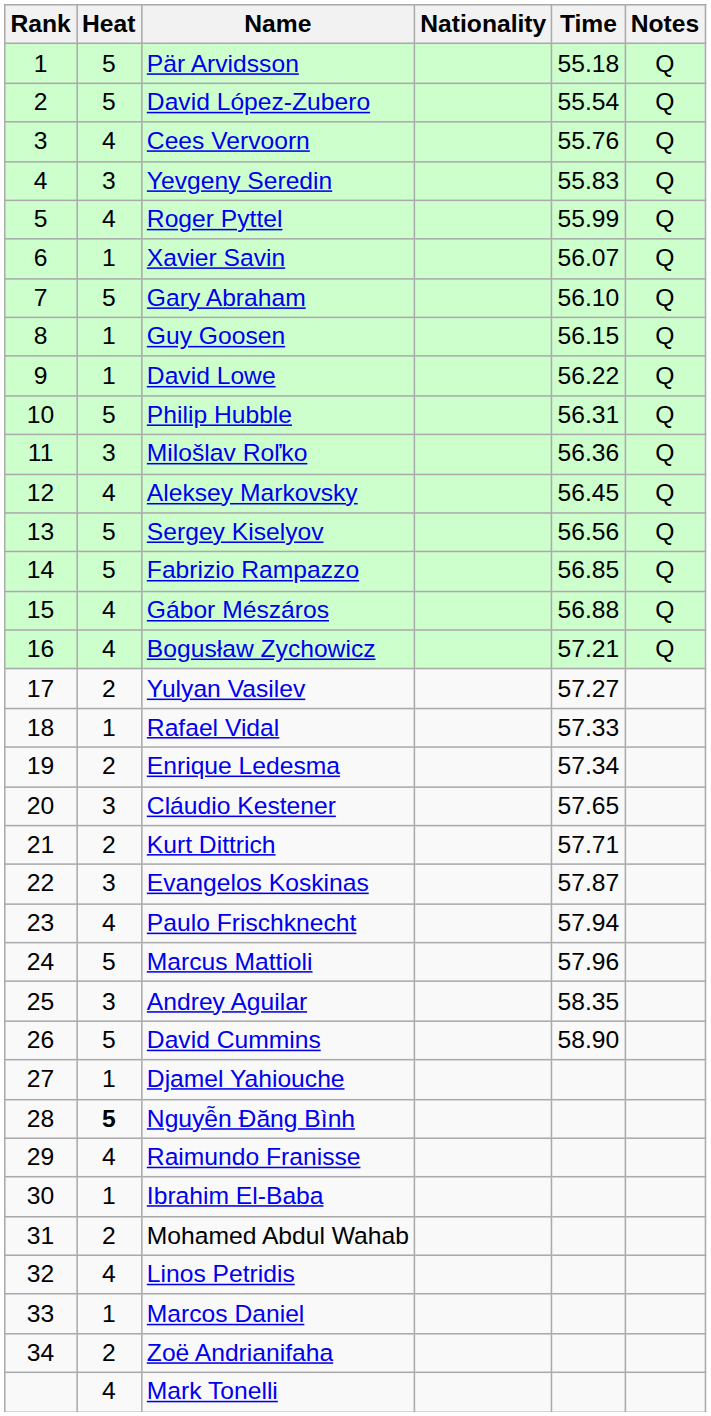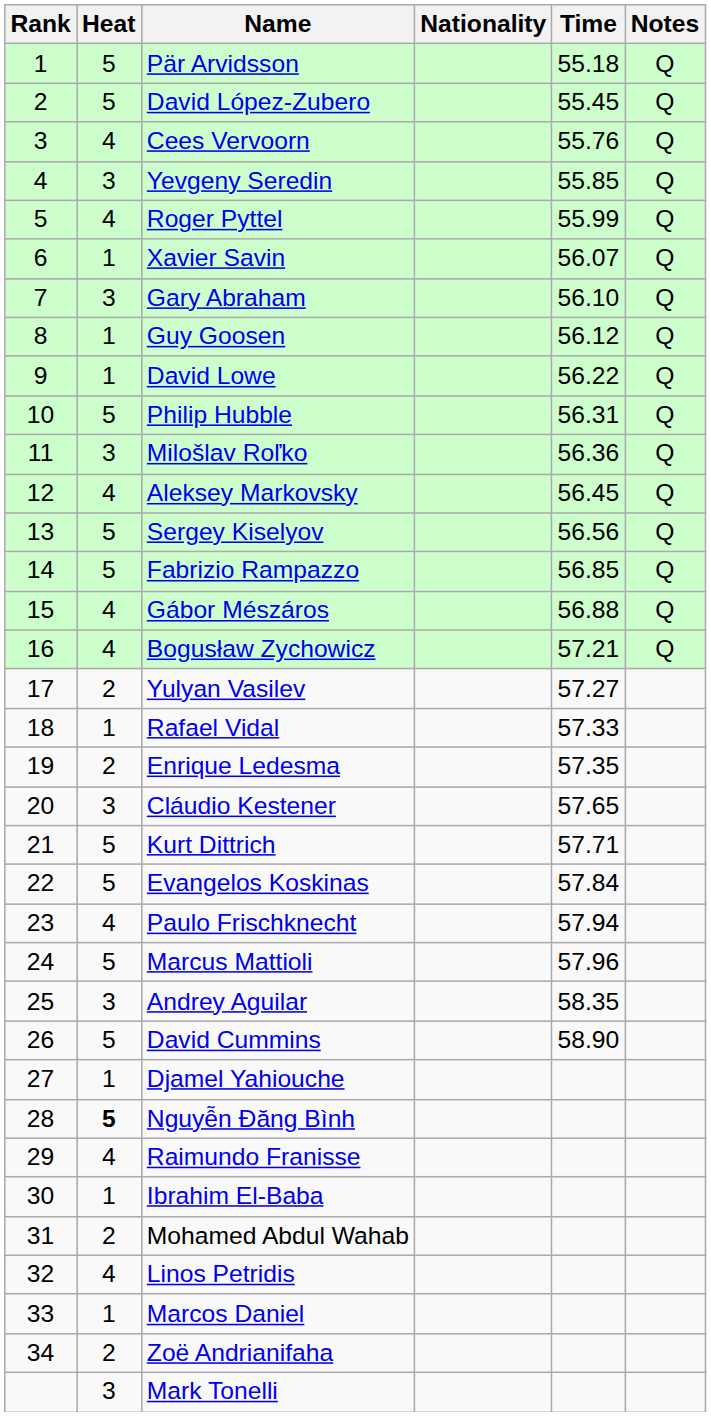(588, 102) 55.54 -> (588, 102) 55.45
(588, 180) 55.83 -> (588, 180) 55.85
(109, 297) 5 -> (109, 297) 3
(588, 336) 56.15 -> (588, 336) 56.12
(588, 766) 57.34 -> (588, 766) 57.35
(109, 844) 2 -> (109, 844) 5
(109, 883) 3 -> (109, 883) 5
(588, 883) 57.87 -> (588, 883) 57.84
(109, 1391) 4 -> (109, 1391) 3
